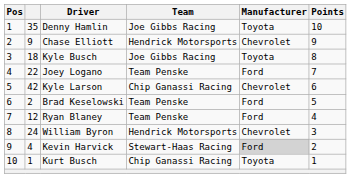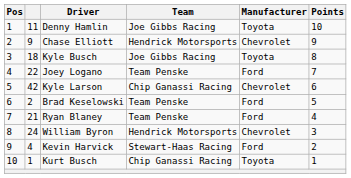(33, 27) 35 -> (33, 27) 11
(33, 116) 12 -> (33, 116) 21
(252, 146) lightgrey background -> (252, 146) no background
